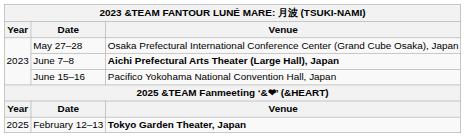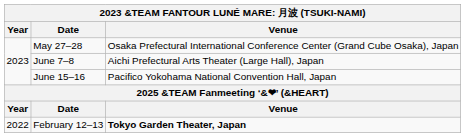(223, 61) bold -> (216, 61) normal
(18, 124) 2025 -> (18, 124) 2022
